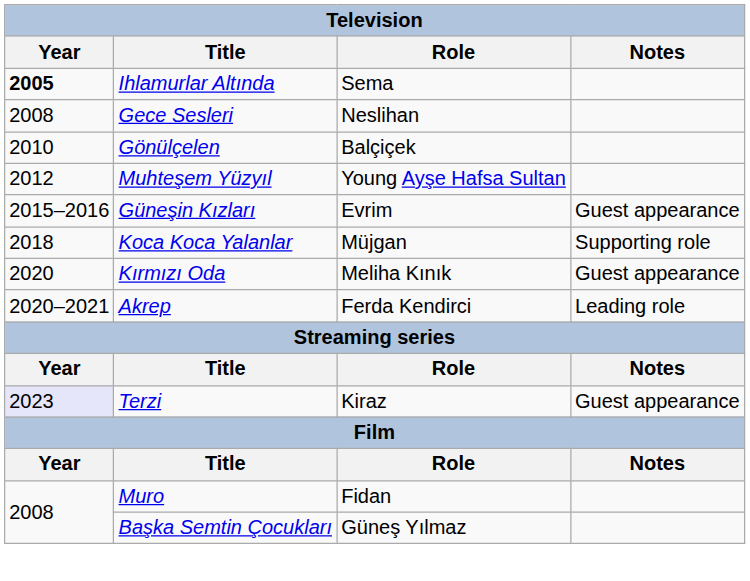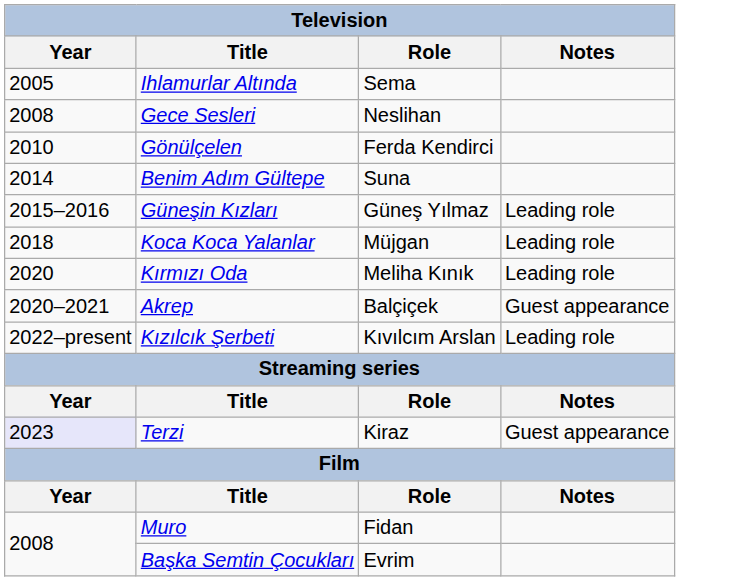(31, 83) bold -> (31, 83) normal
(378, 147) Balçiçek -> (428, 147) Ferda Kendirci
- row: (195, 178)
+ row: (233, 178)
(367, 210) Evrim -> (426, 210) Güneş Yılmaz
(657, 210) Guest appearance -> (560, 210) Leading role
(643, 242) Supporting role -> (560, 242) Leading role
(657, 274) Guest appearance -> (560, 274) Leading role
(406, 305) Ferda Kendirci -> (401, 305) Balçiçek
(630, 305) Leading role -> (587, 305) Guest appearance
+ row: (207, 337)
(404, 527) Güneş Yılmaz -> (389, 559) Evrim
